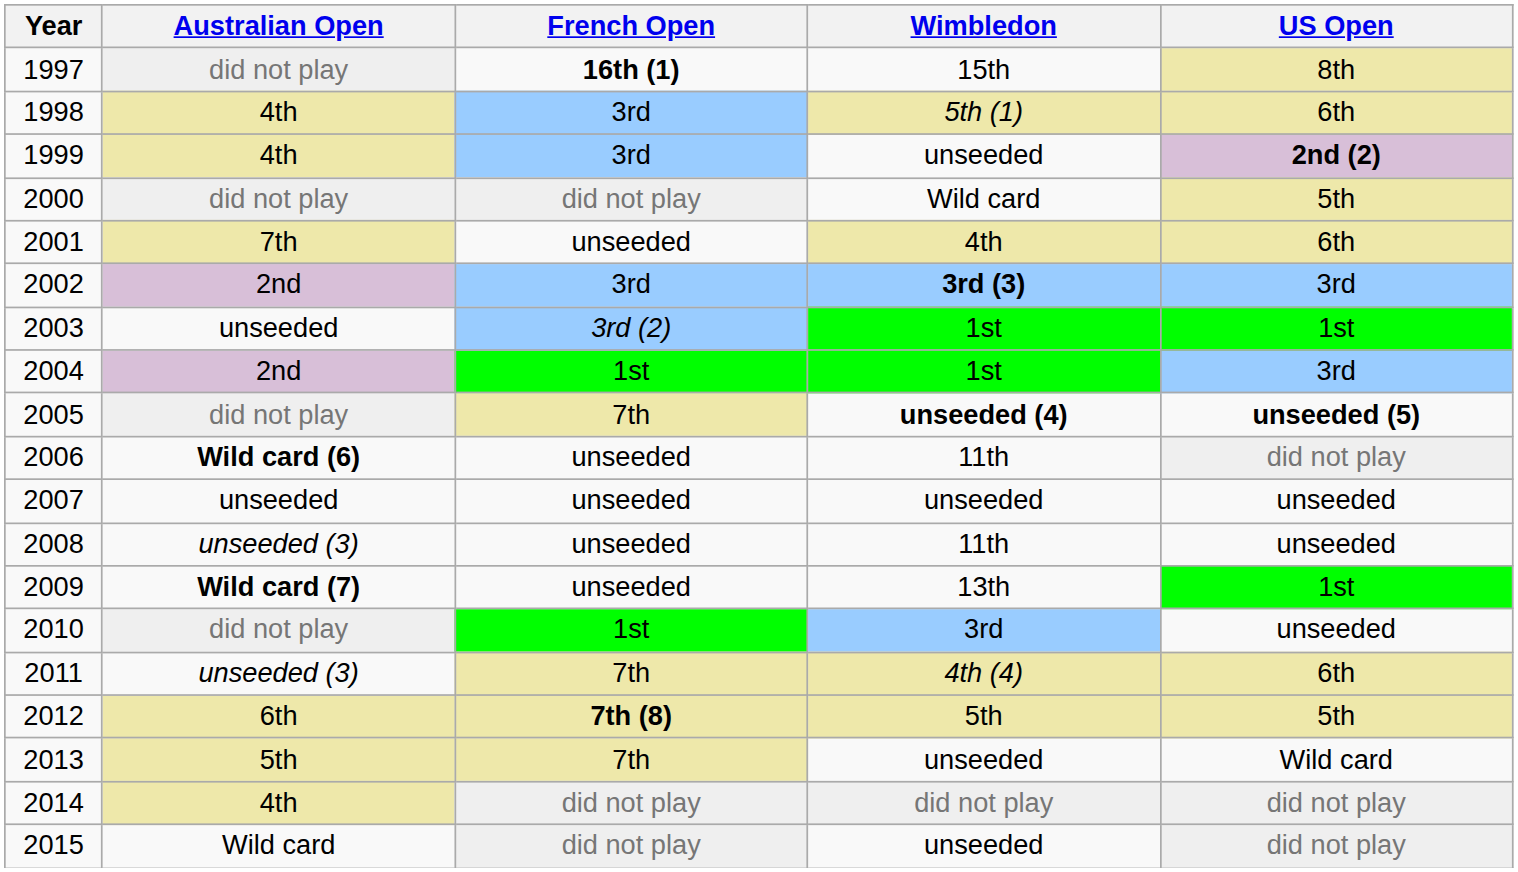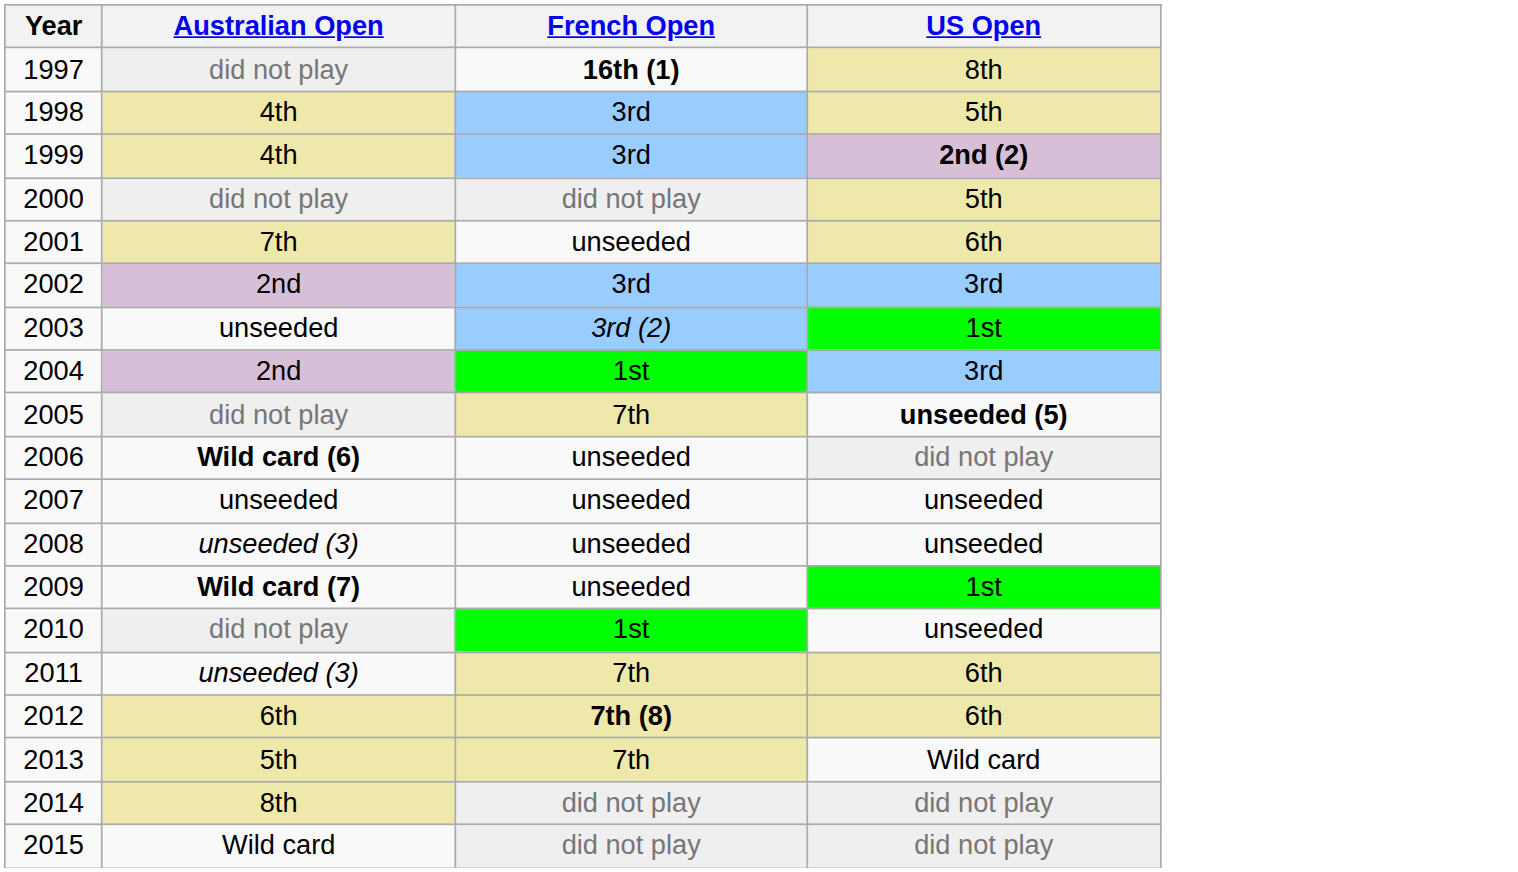- column: (984, 26)
(1336, 112) 6th -> (984, 112) 5th
(1336, 716) 5th -> (984, 716) 6th
(279, 802) 4th -> (279, 802) 8th
